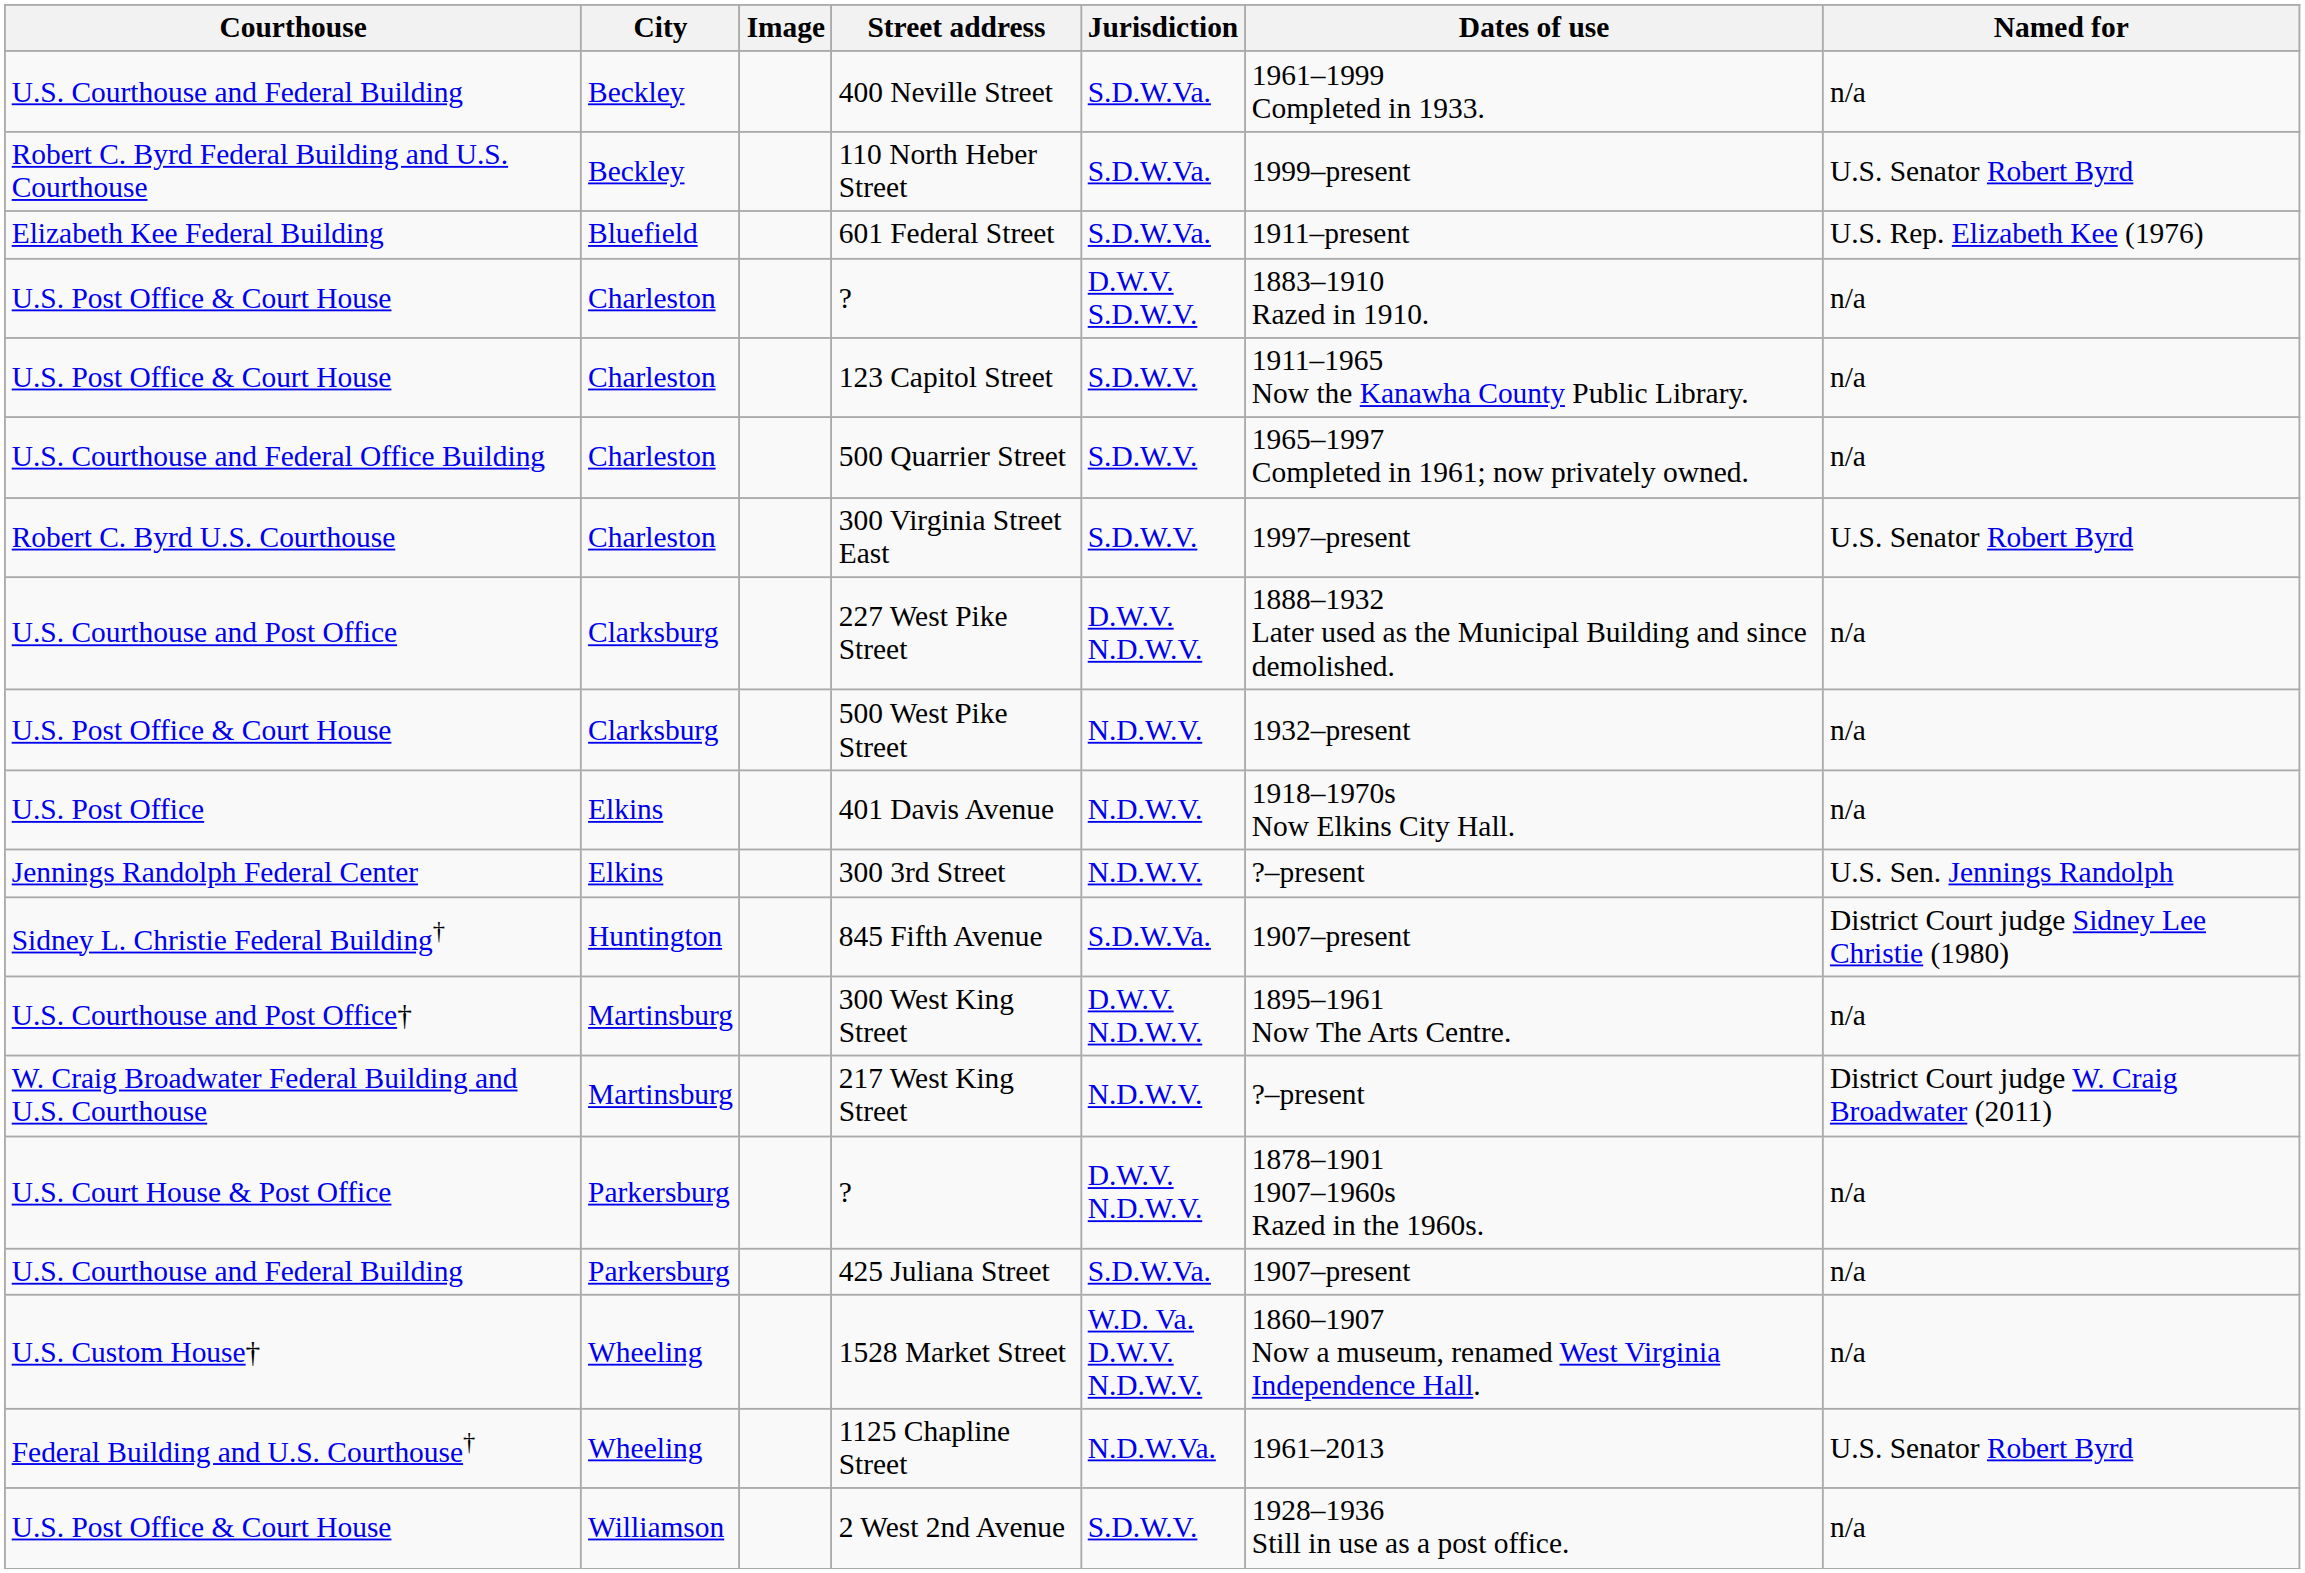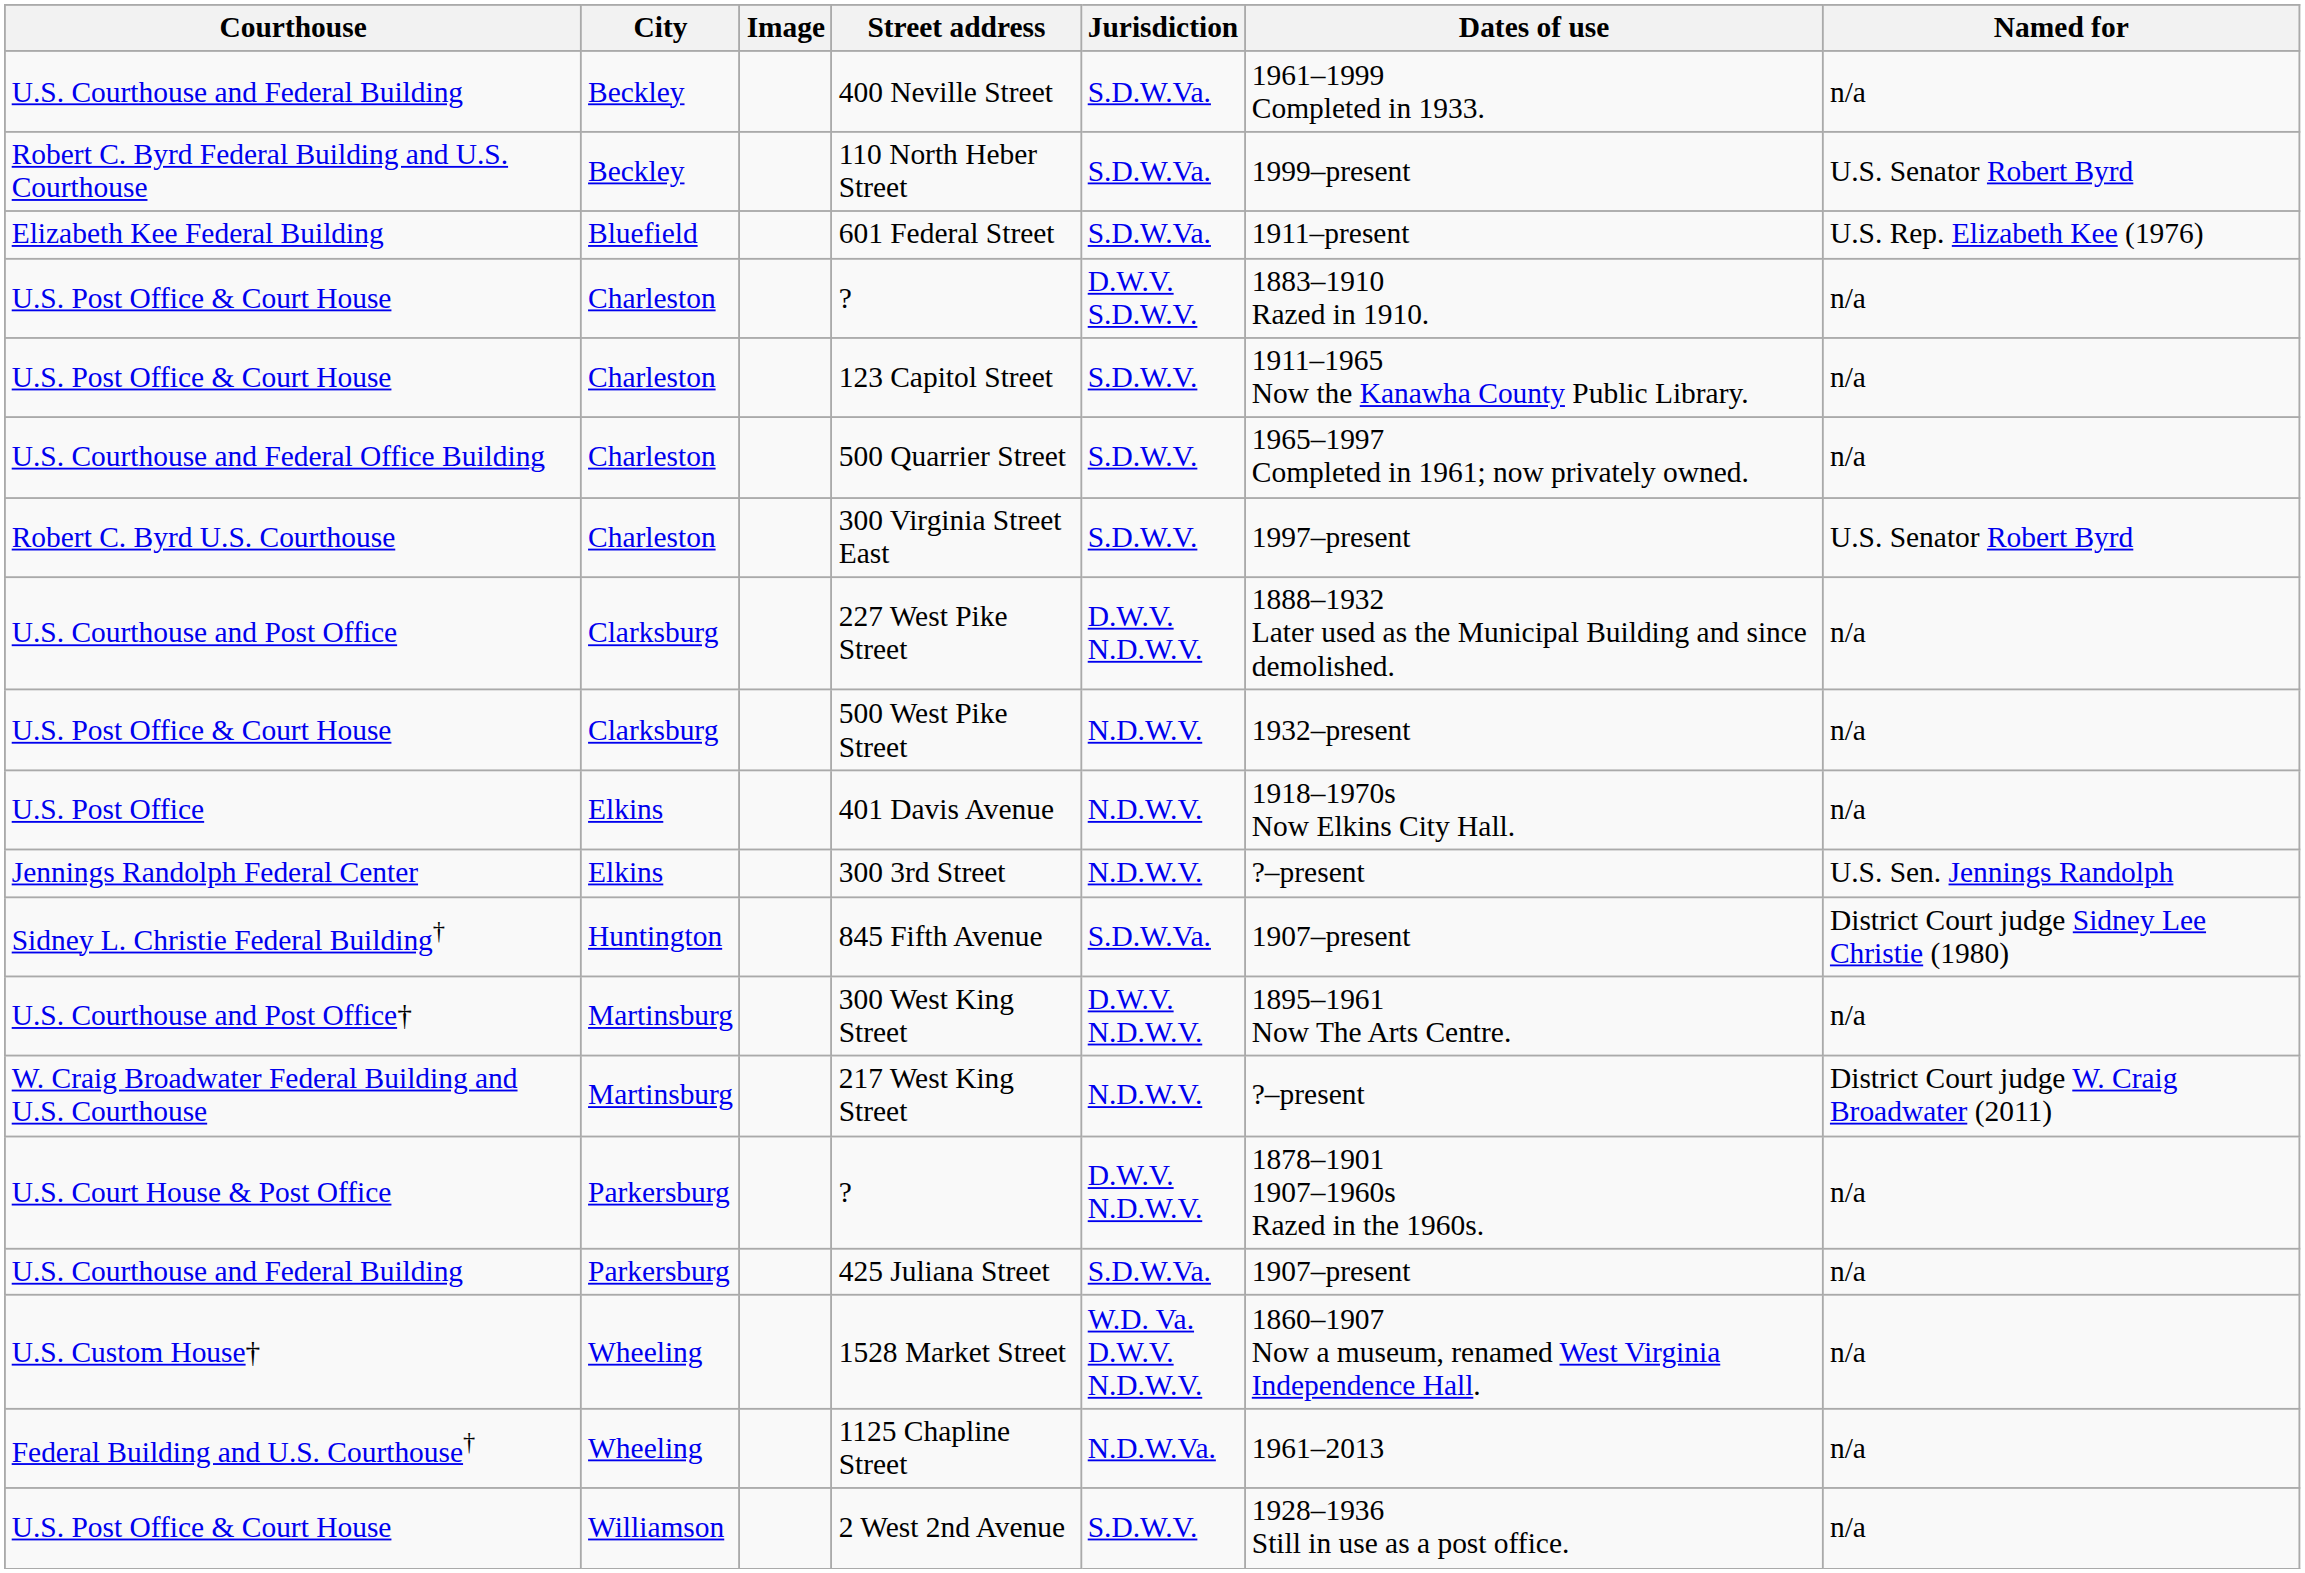(1982, 1447) U.S. Senator Robert Byrd -> (1848, 1447) n/a
